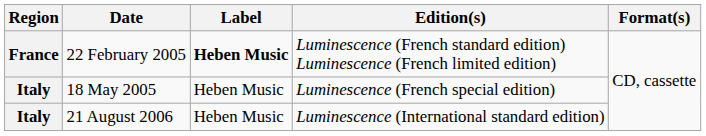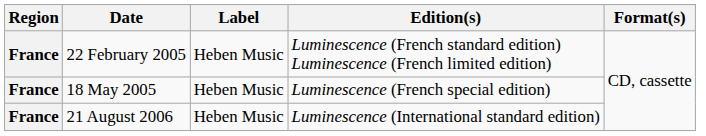(241, 53) bold -> (239, 53) normal
(34, 90) Italy -> (34, 90) France
(34, 116) Italy -> (34, 116) France
